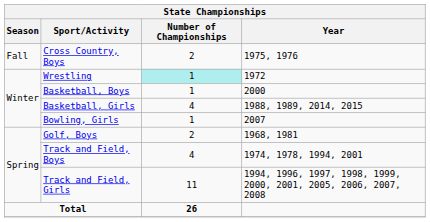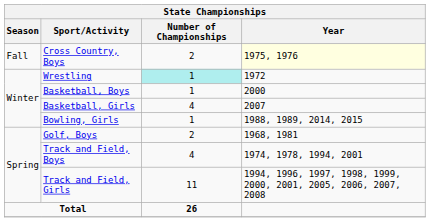(271, 56) no background -> (271, 56) lightyellow background
(303, 105) 1988, 1989, 2014, 2015 -> (255, 105) 2007
(255, 120) 2007 -> (303, 120) 1988, 1989, 2014, 2015
